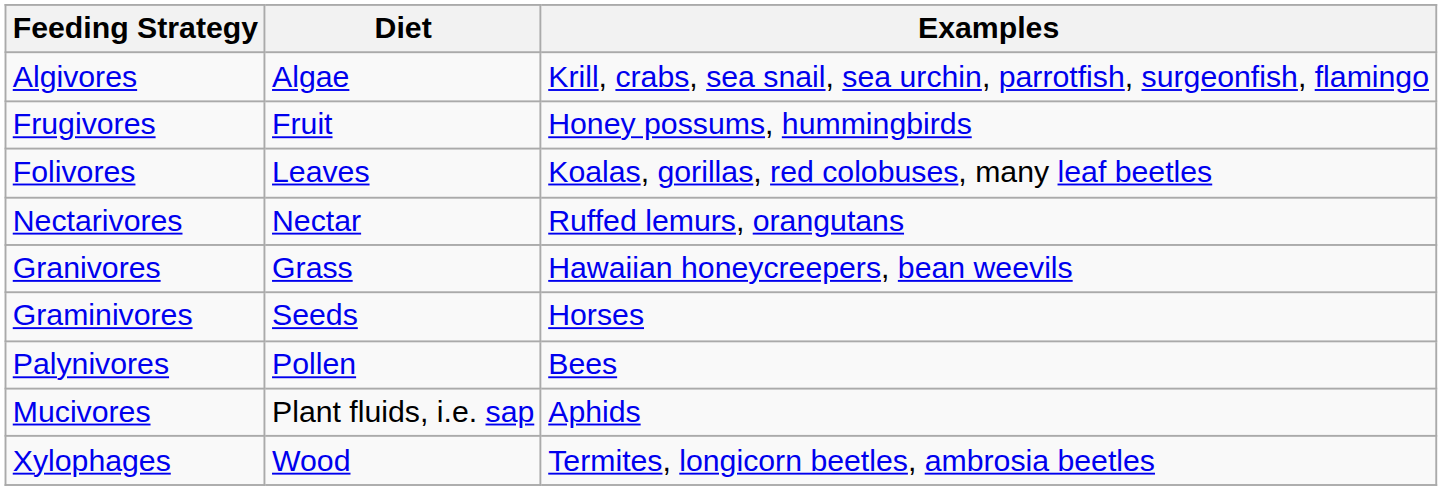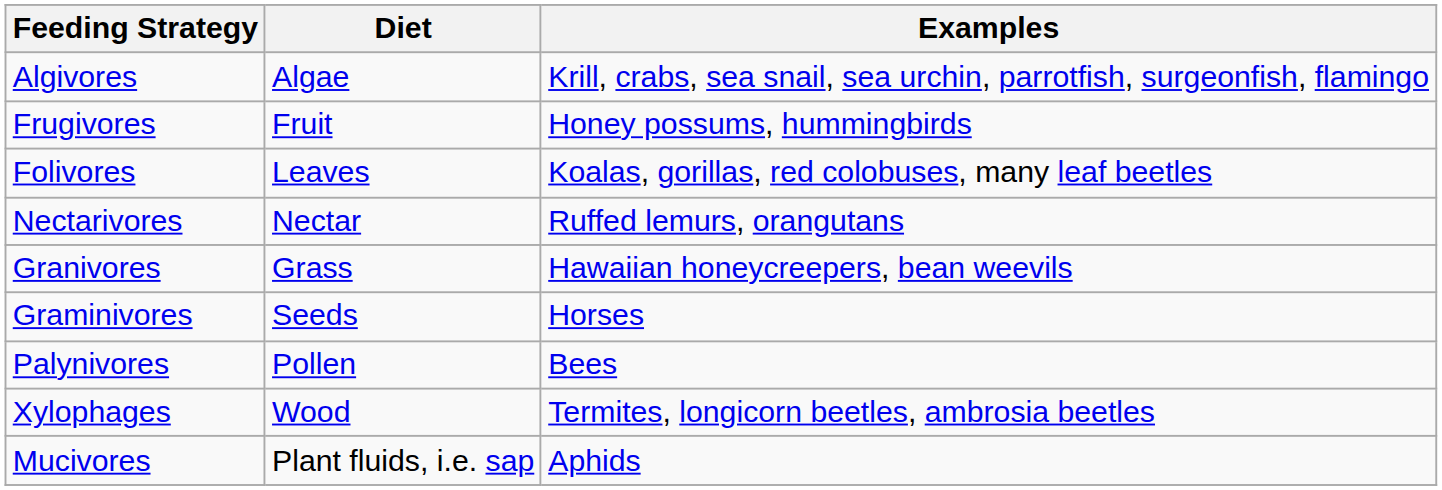rows swapped: (82, 412) <-> (92, 460)
